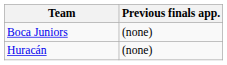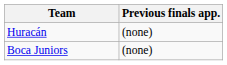rows swapped: (27, 50) <-> (37, 32)
